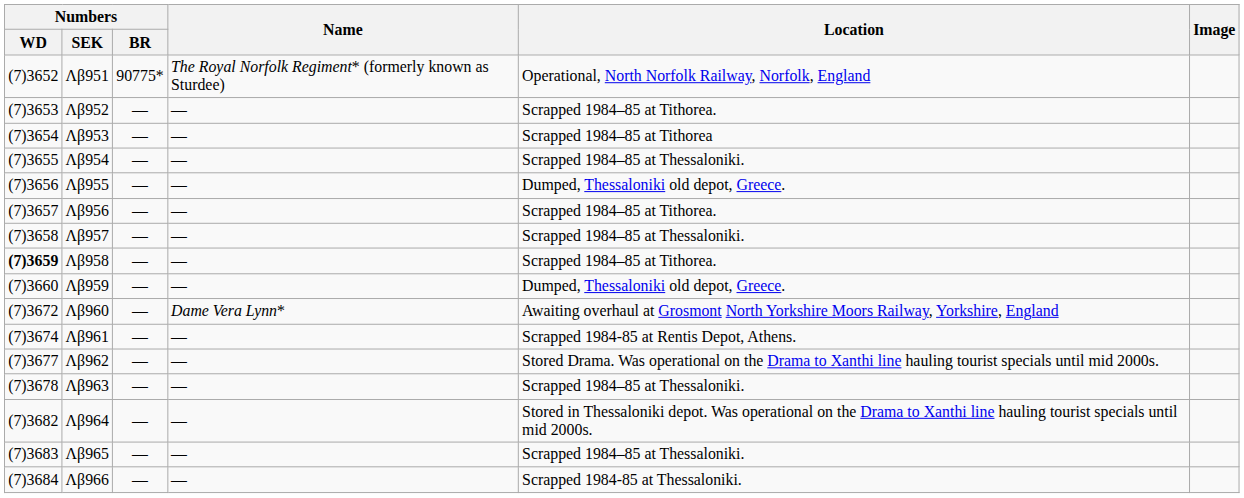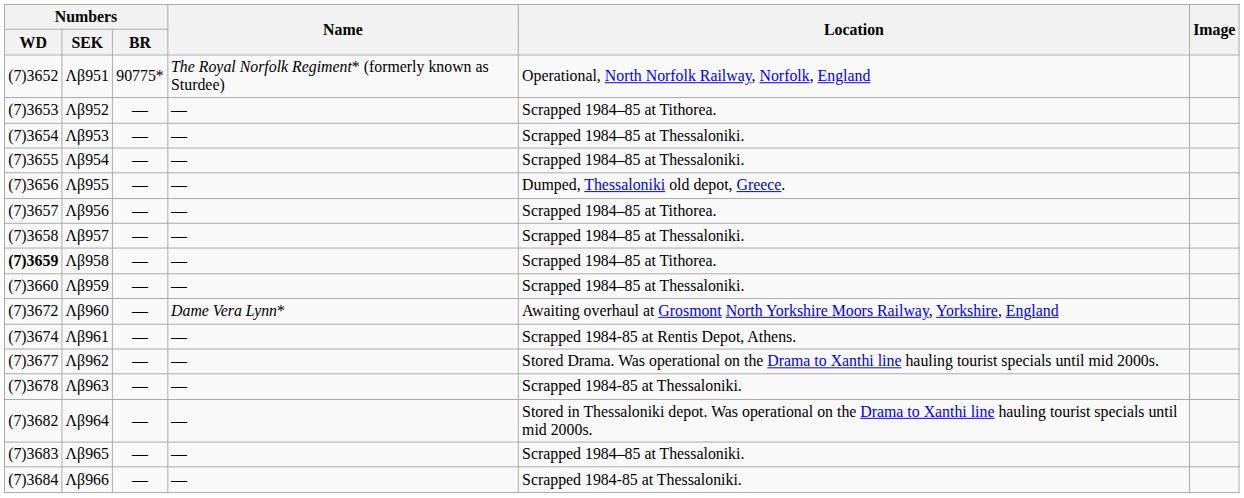(617, 135) Scrapped 1984–85 at Tithorea -> (633, 135) Scrapped 1984–85 at Thessaloniki.
(654, 286) Dumped, Thessaloniki old depot, Greece. -> (633, 286) Scrapped 1984–85 at Thessaloniki.
(633, 386) Scrapped 1984–85 at Thessaloniki. -> (632, 386) Scrapped 1984-85 at Thessaloniki.
